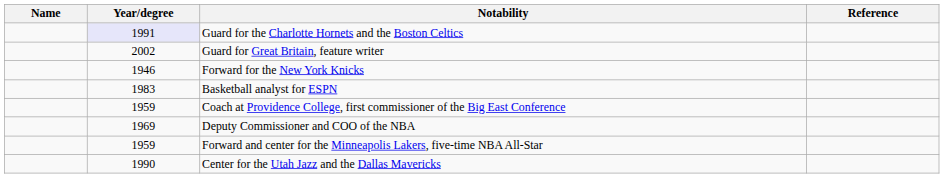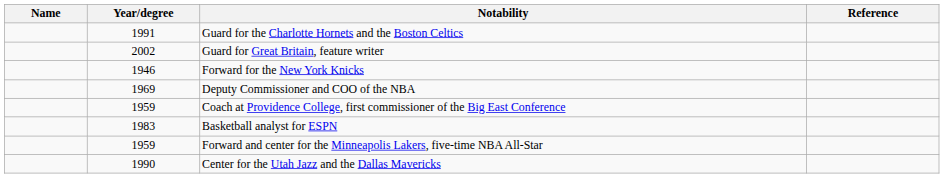(143, 32) lavender background -> (143, 32) no background
rows swapped: (270, 88) <-> (309, 126)
